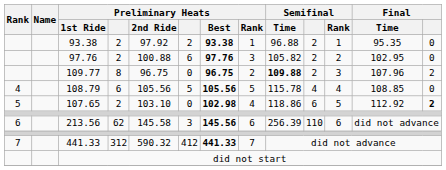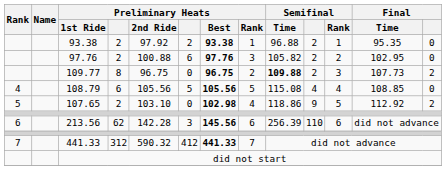(387, 73) 107.96 -> (387, 73) 107.73
(285, 88) 115.78 -> (285, 88) 115.08
(314, 104) 6 -> (314, 104) 9
(432, 104) bold -> (432, 104) normal
(154, 123) 145.58 -> (154, 123) 142.28
